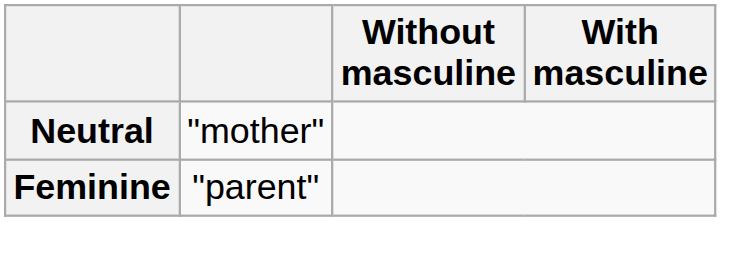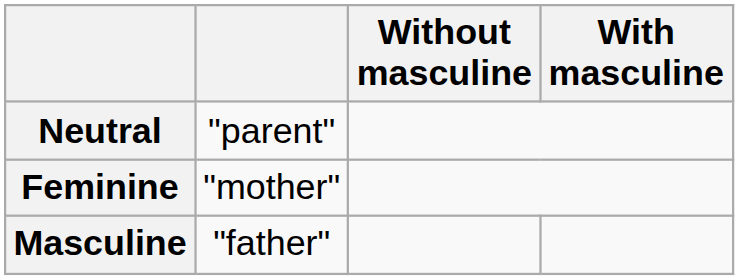(256, 130) "mother" -> (272, 130) "parent"
(256, 186) "parent" -> (272, 186) "mother"
+ row: (100, 243)
